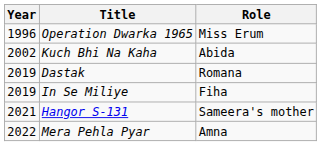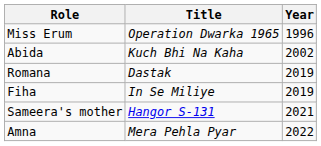columns swapped: (22, 14) <-> (256, 14)
